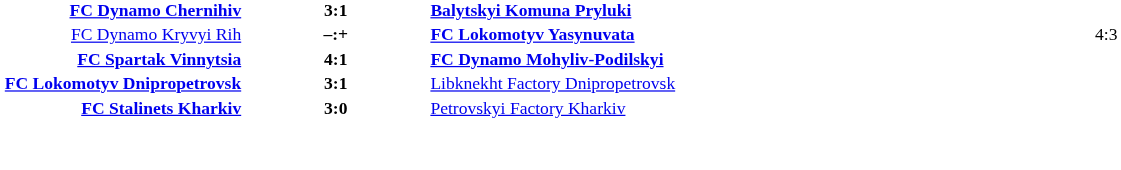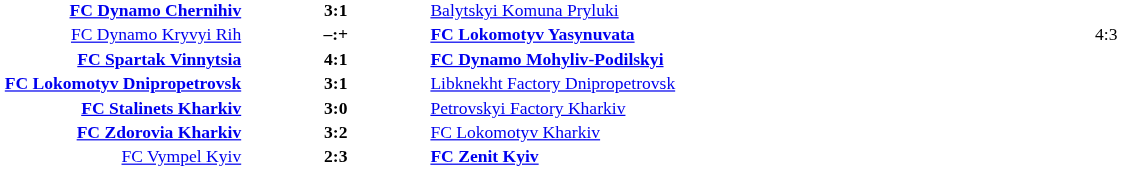(531, 10) bold -> (525, 10) normal
+ row: (159, 132)
+ row: (181, 156)
